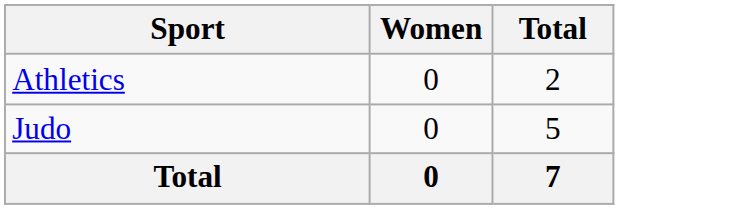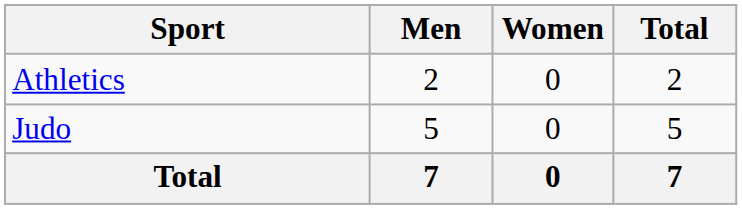+ column: (431, 29)
